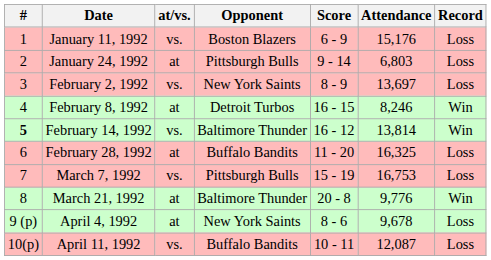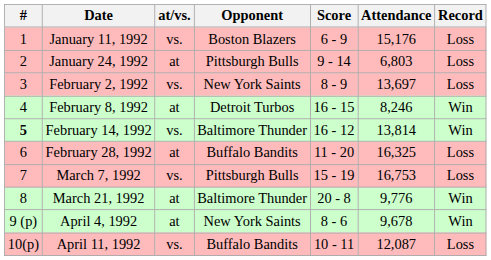(460, 221) Loss -> (460, 221) Win
